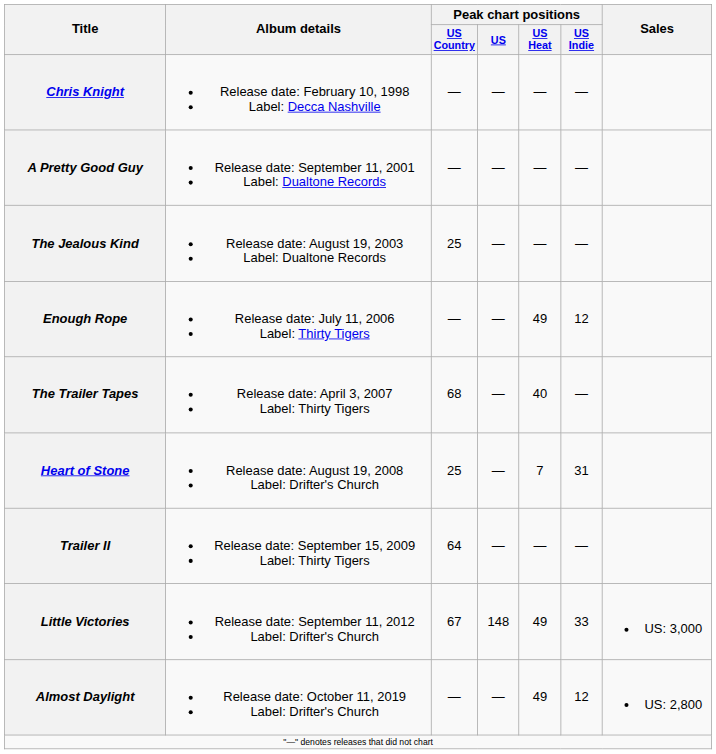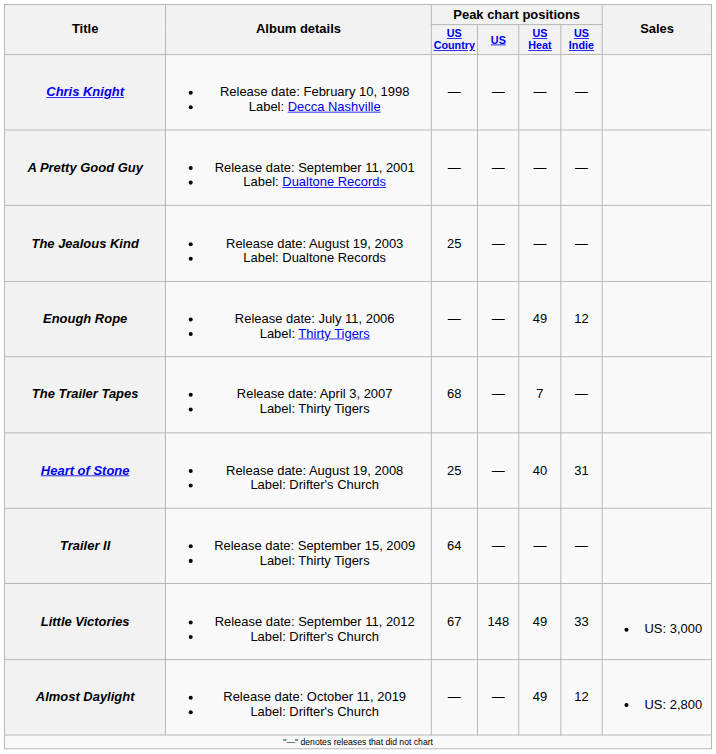(540, 394) 40 -> (540, 394) 7
(540, 470) 7 -> (540, 470) 40
